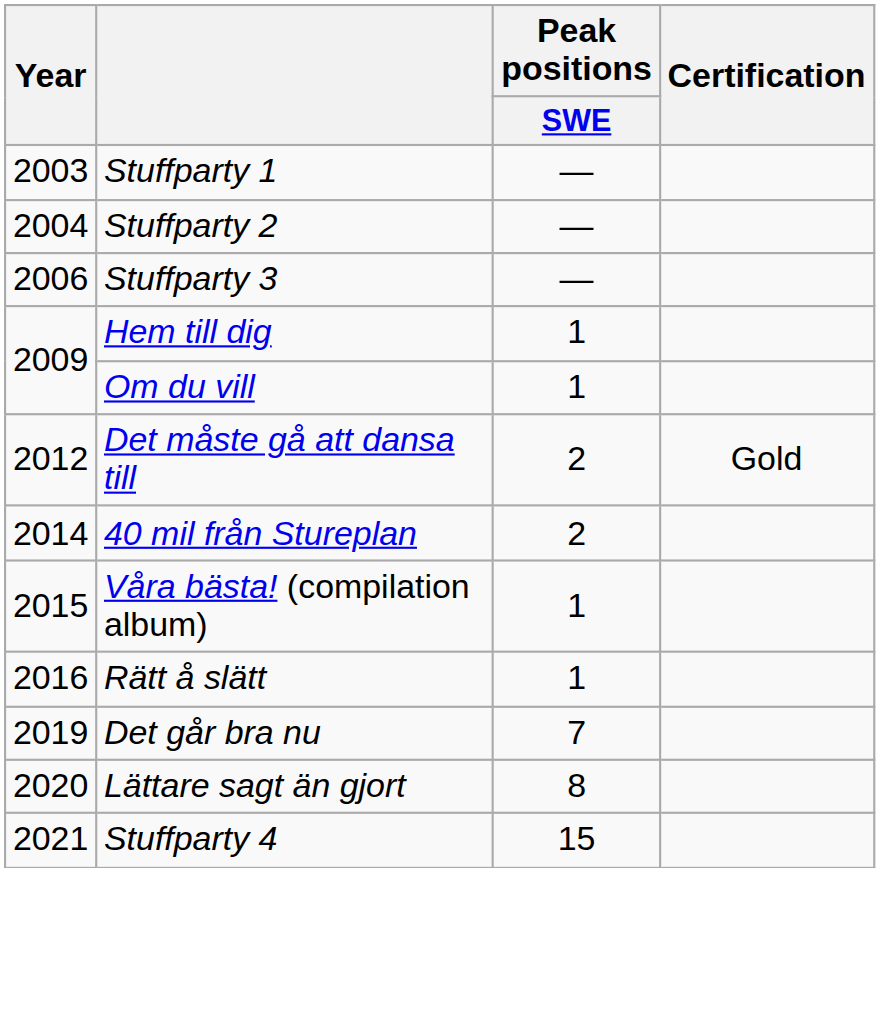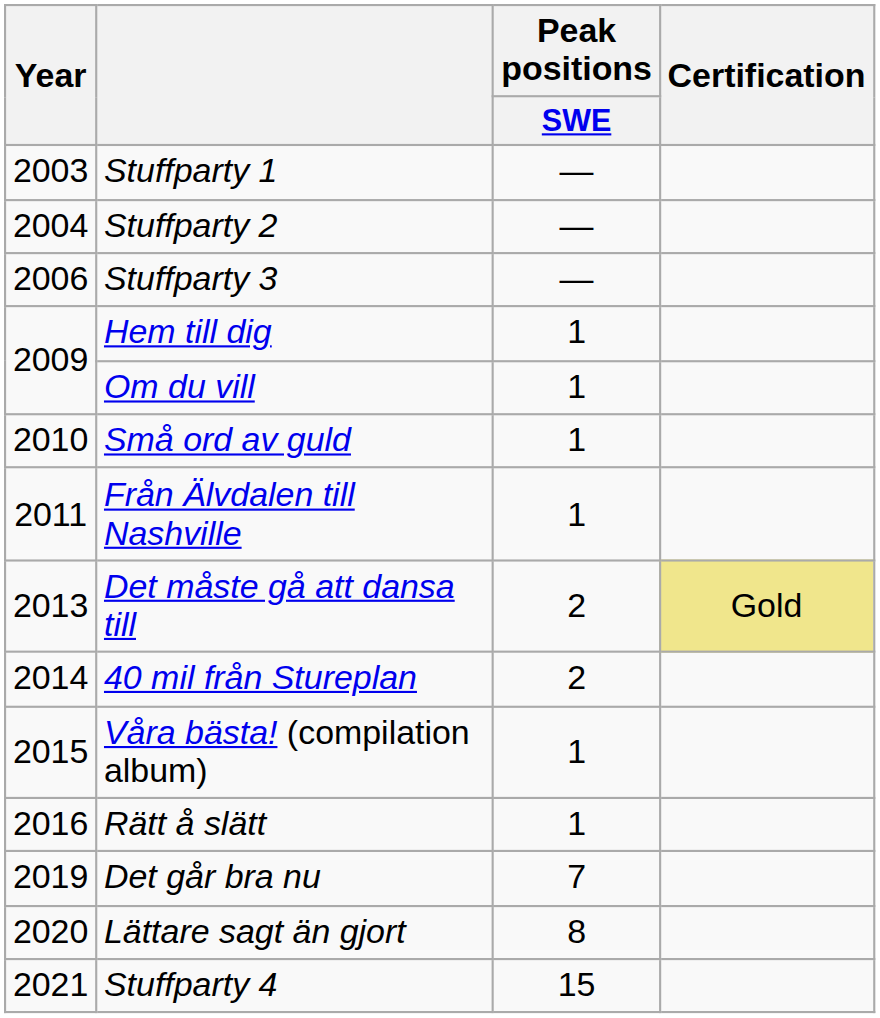+ row: (227, 440)
+ row: (229, 513)
(51, 459) 2012 -> (51, 605) 2013
(767, 459) no background -> (767, 605) khaki background
